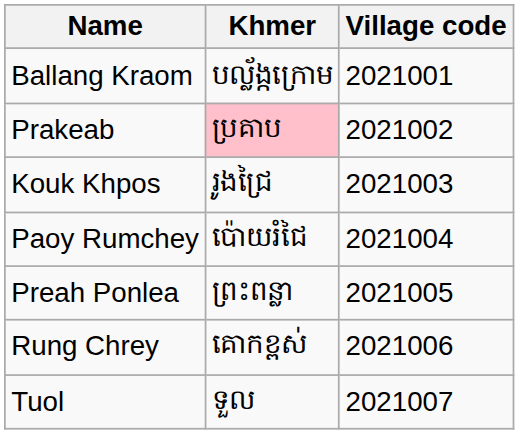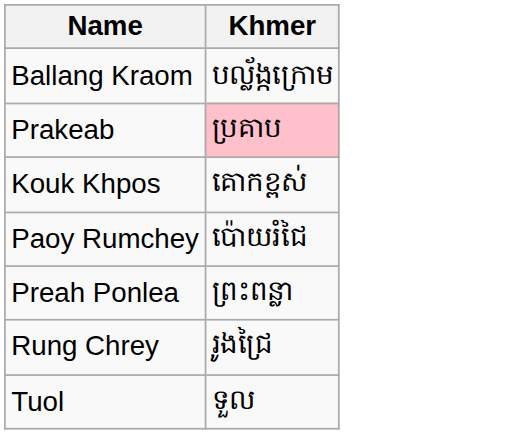- column: (426, 26)
(242, 182) រូងជ្រៃ -> (259, 182) គោកខ្ពស់
(259, 345) គោកខ្ពស់ -> (242, 345) រូងជ្រៃ
